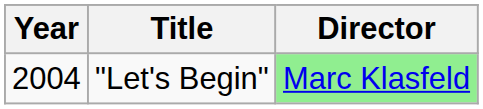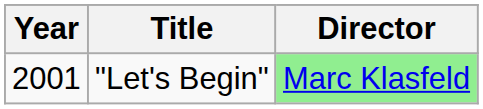(46, 77) 2004 -> (46, 77) 2001
